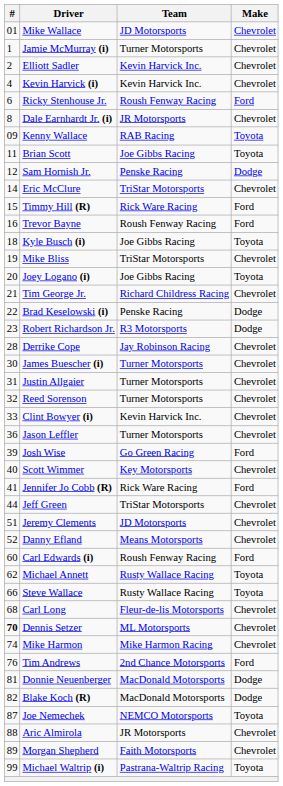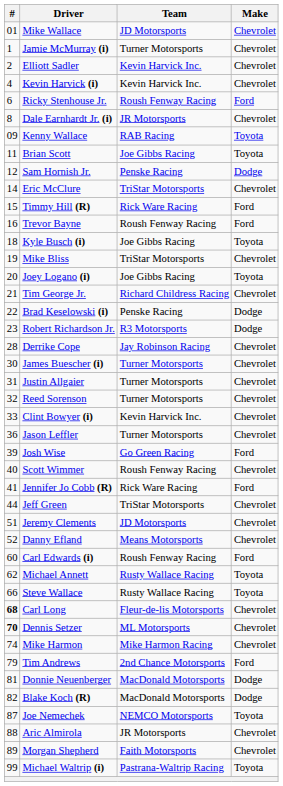(156, 469) Key Motorsports -> (168, 469) Roush Fenway Racing
(12, 609) normal -> (12, 609) bold
(12, 662) 76 -> (12, 662) 79
